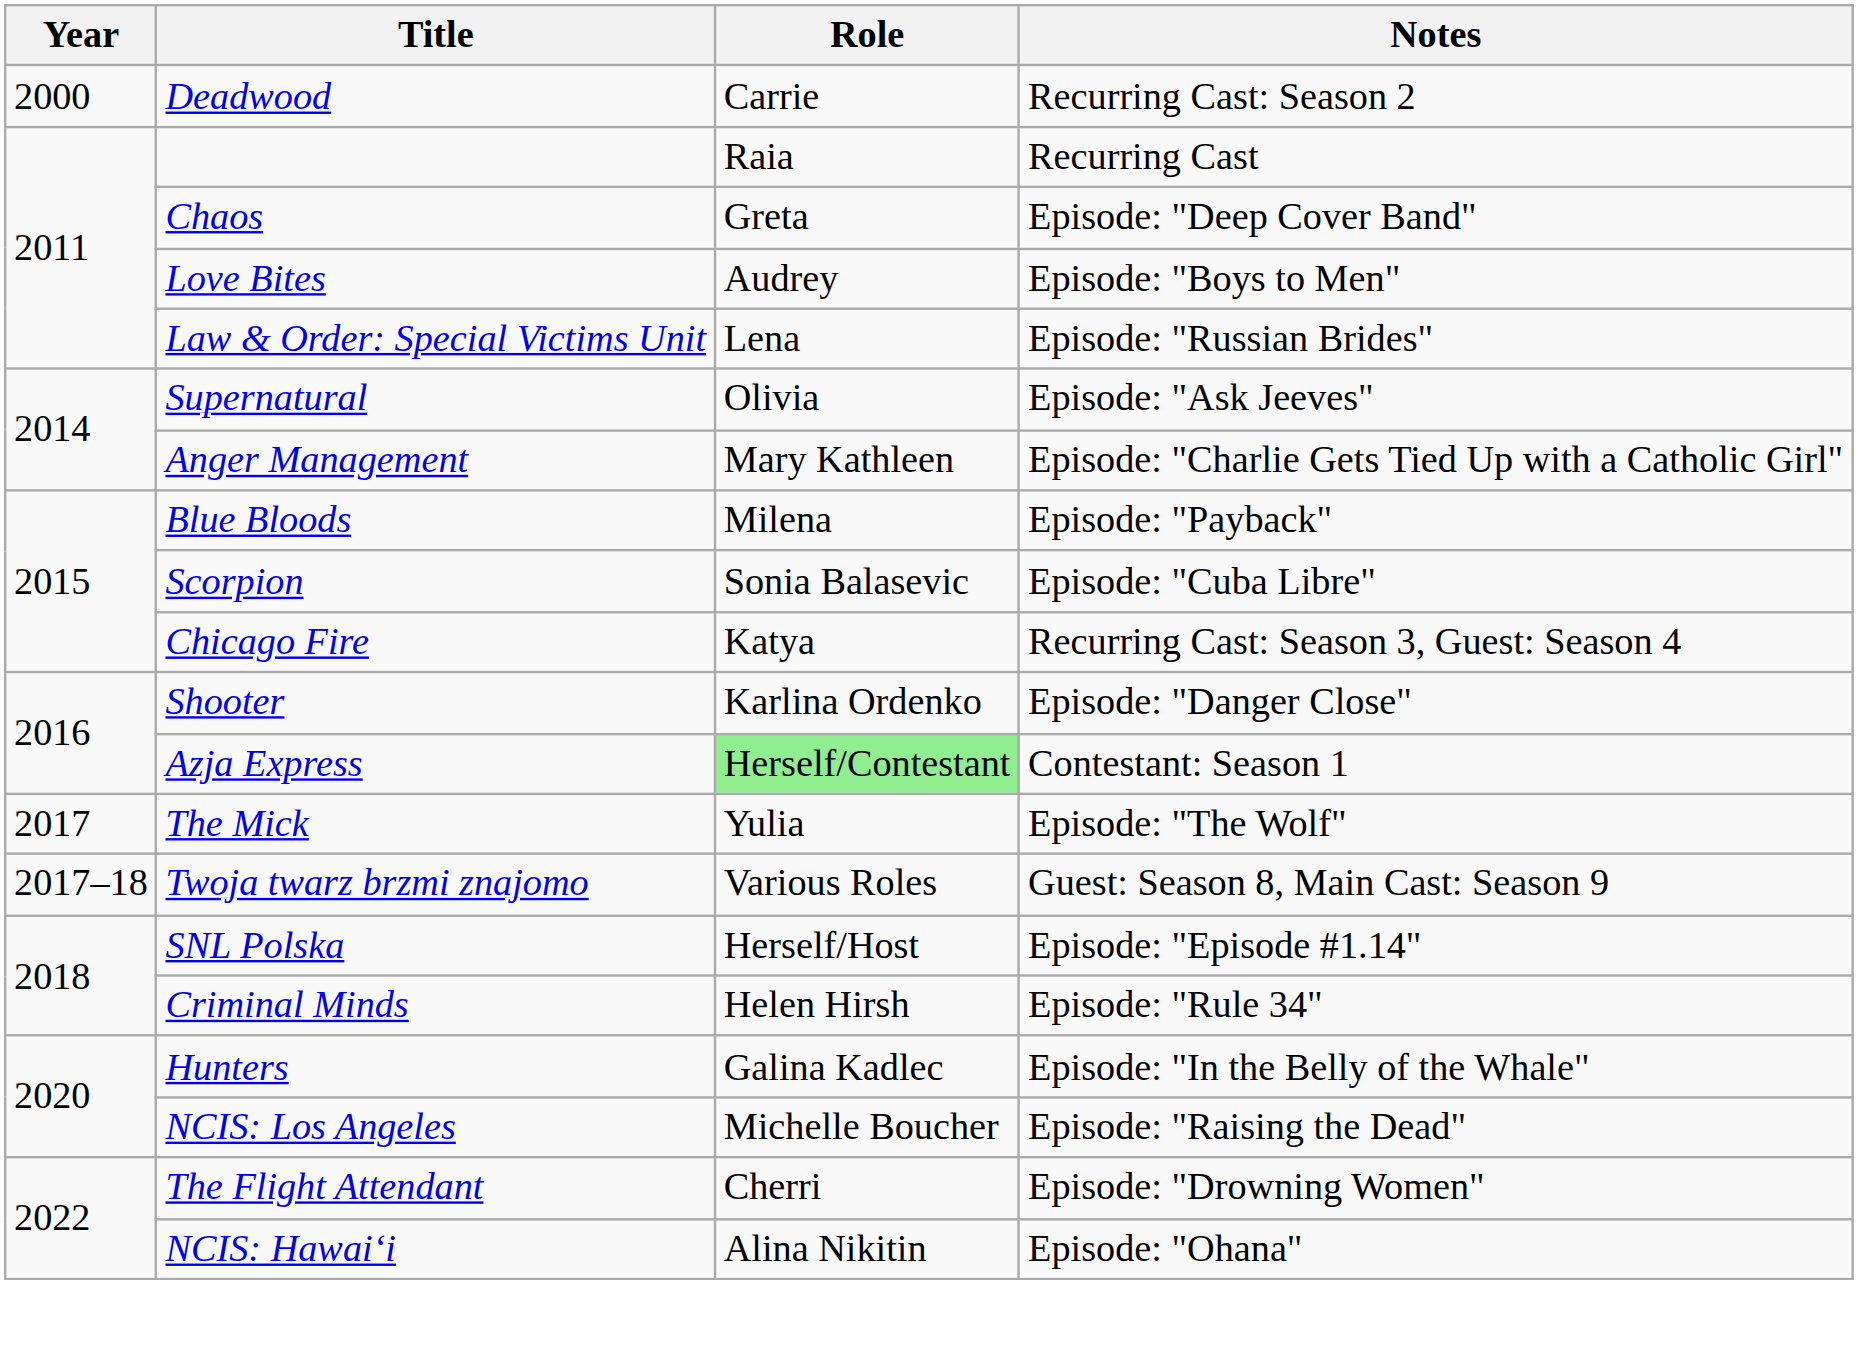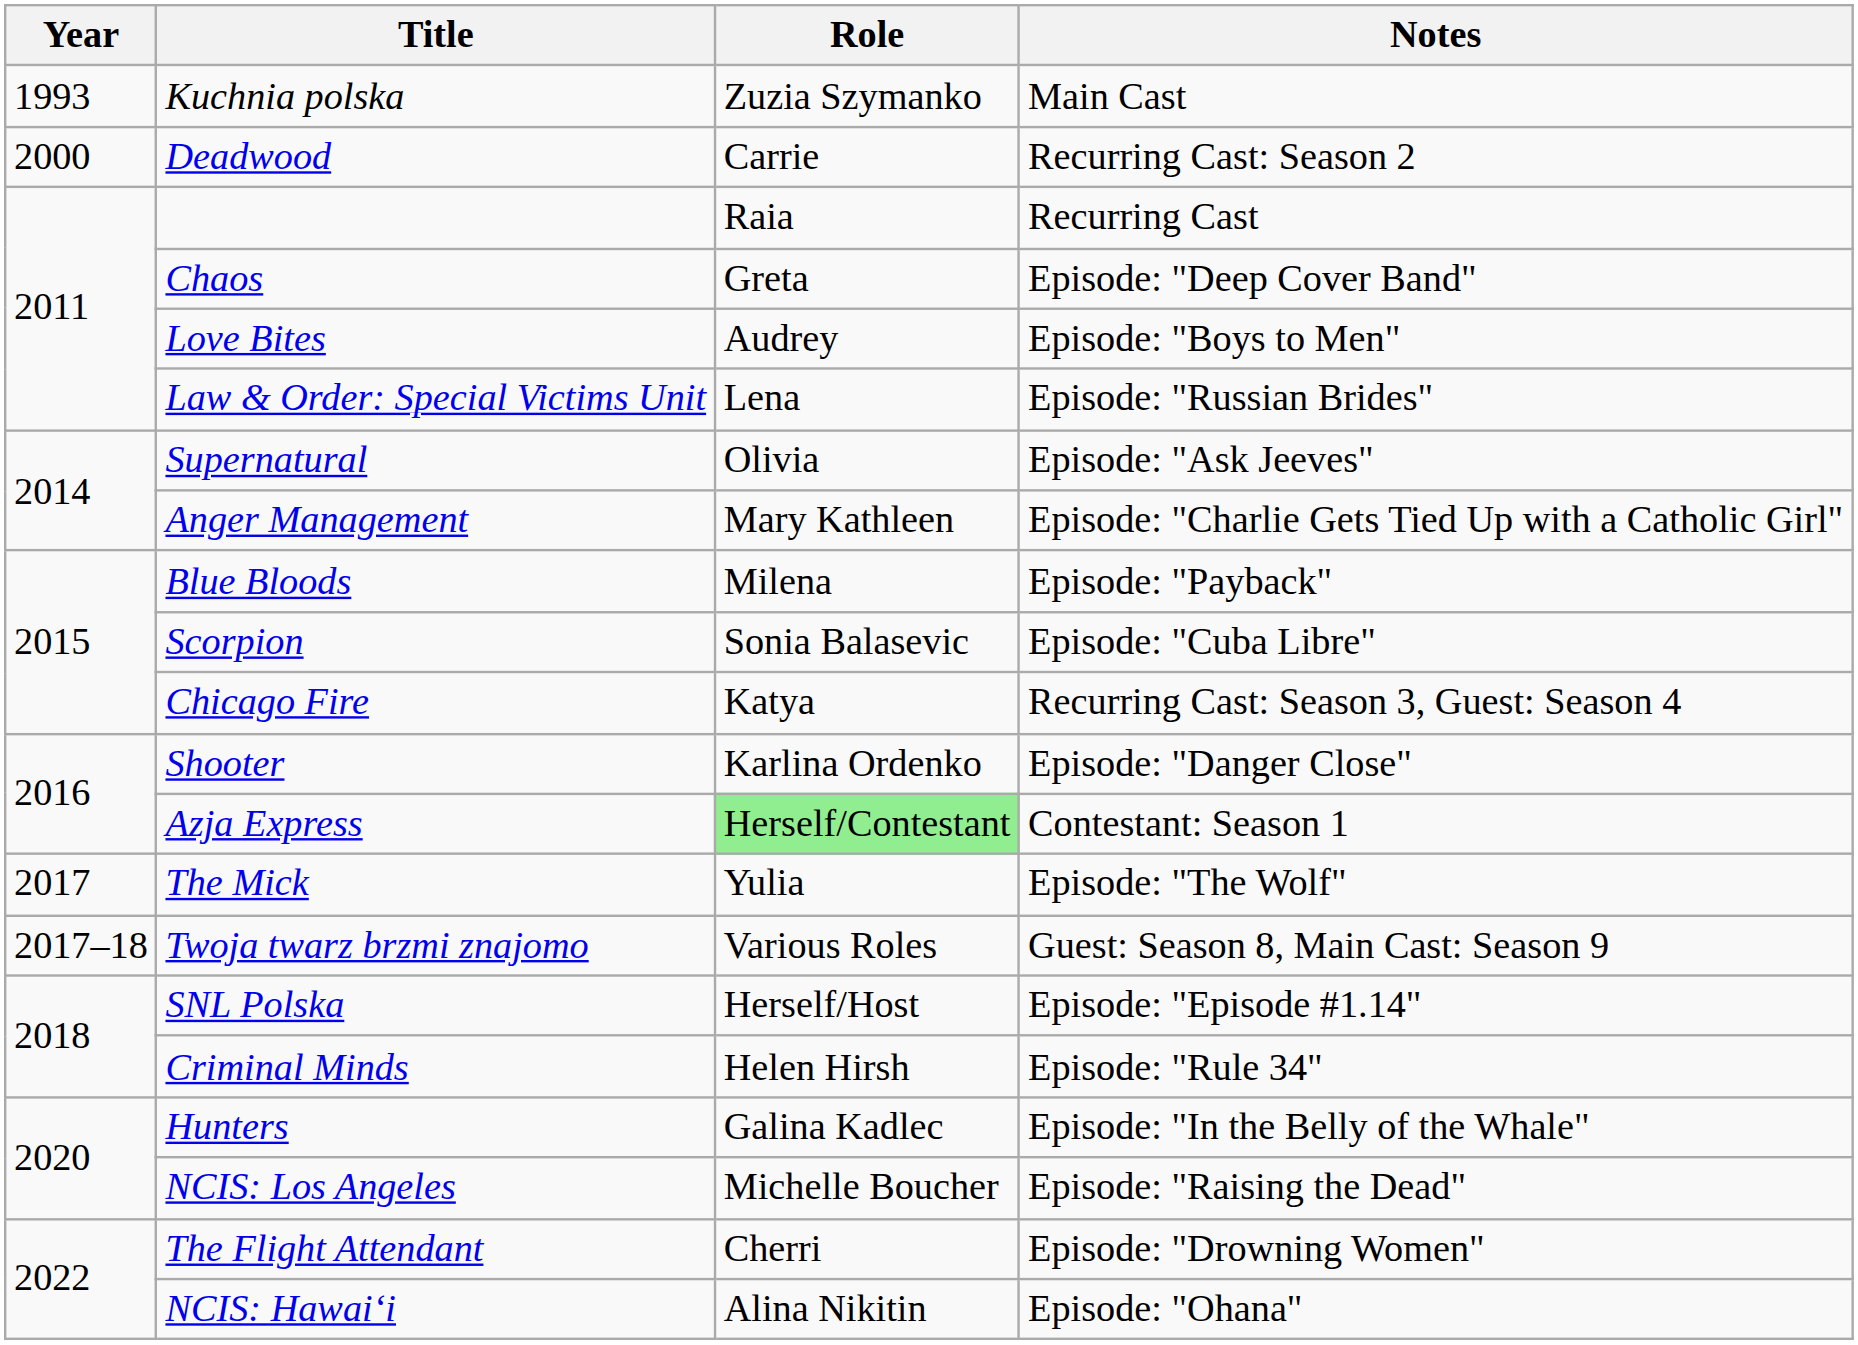+ row: (285, 95)
